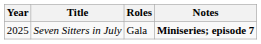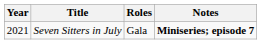(18, 30) 2025 -> (18, 30) 2021
